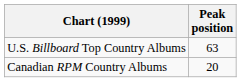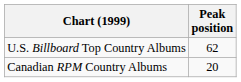(212, 47) 63 -> (212, 47) 62
